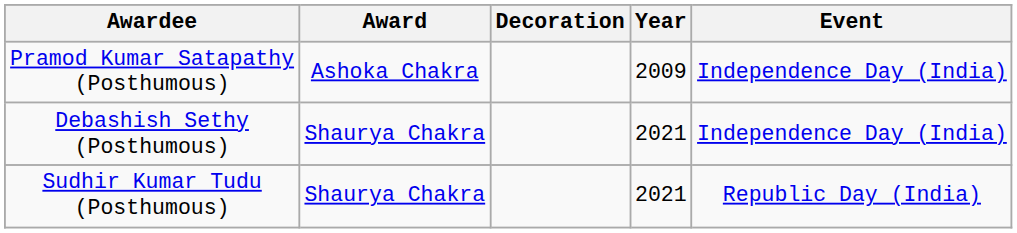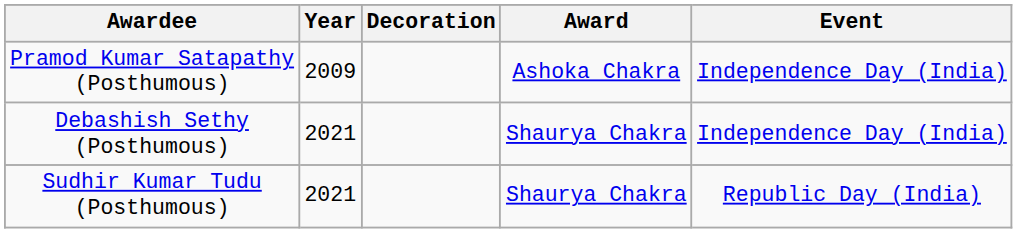columns swapped: (395, 23) <-> (661, 23)
